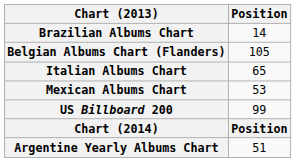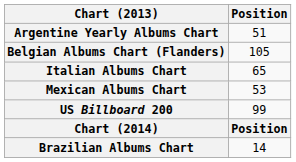rows swapped: (116, 147) <-> (116, 33)
